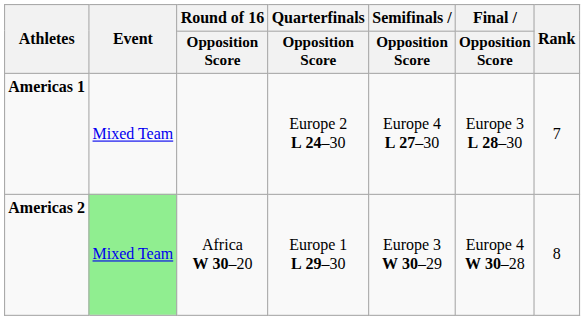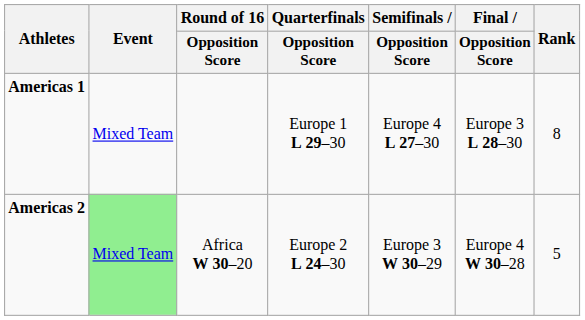(318, 134) Europe 2 L 24–30 -> (318, 134) Europe 1 L 29–30
(557, 134) 7 -> (557, 134) 8
(318, 255) Europe 1 L 29–30 -> (318, 255) Europe 2 L 24–30
(557, 255) 8 -> (557, 255) 5
